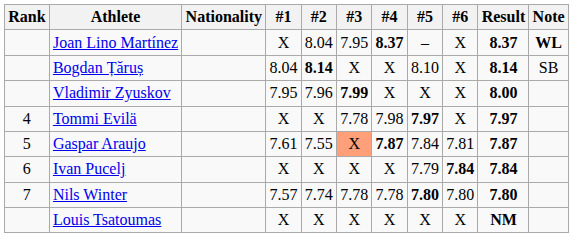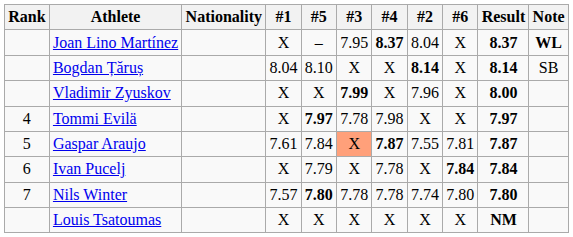columns swapped: (319, 17) <-> (425, 17)
(283, 93) 7.95 -> (283, 93) X
(390, 169) X -> (390, 169) 7.78
